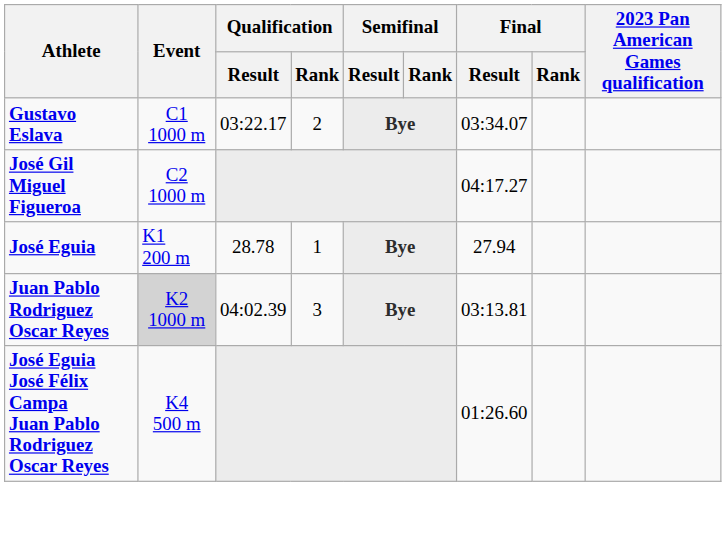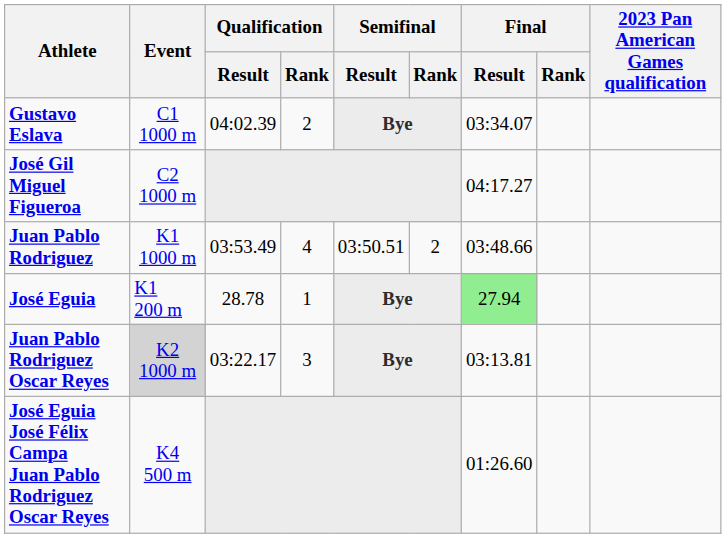(253, 123) 03:22.17 -> (243, 123) 04:02.39
+ row: (54, 247)
(494, 247) no background -> (499, 298) lightgreen background
(253, 309) 04:02.39 -> (243, 360) 03:22.17
